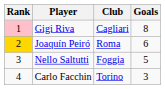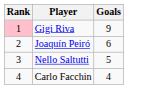- column: (113, 12)
(146, 28) 8 -> (109, 28) 9
(18, 44) gold background -> (18, 44) no background
(146, 76) 3 -> (109, 76) 4
